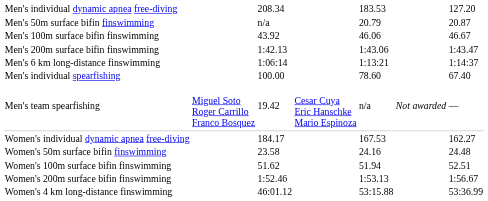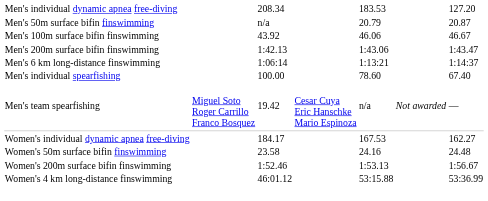- row: (88, 165)
